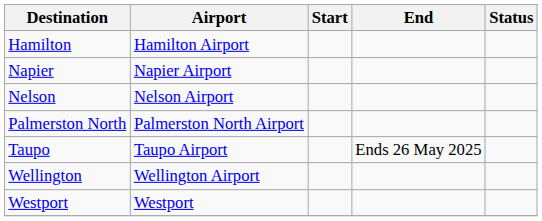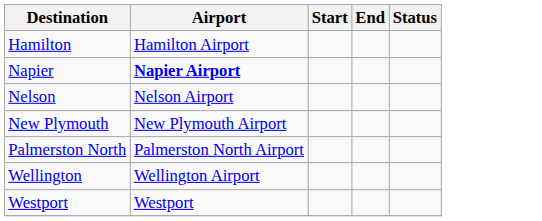(183, 70) normal -> (187, 70) bold
+ row: (59, 123)
- row: (29, 149)
